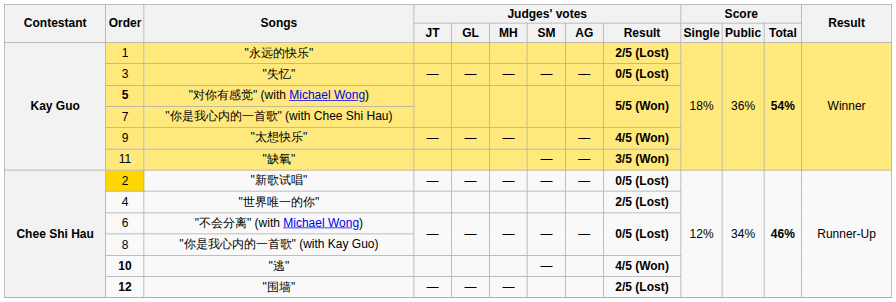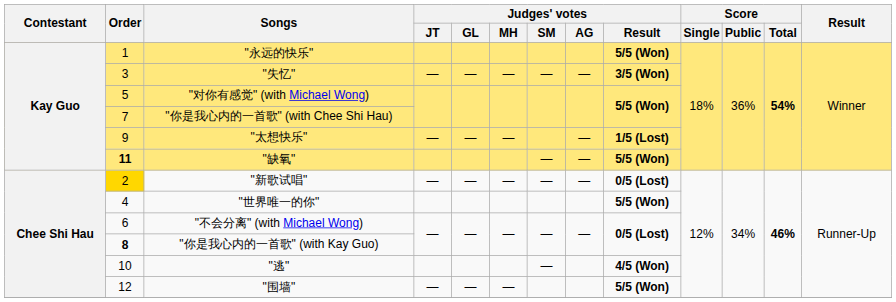(642, 53) 2/5 (Lost) -> (642, 53) 5/5 (Won)
(642, 74) 0/5 (Lost) -> (642, 74) 3/5 (Won)
(125, 95) bold -> (125, 95) normal
(642, 138) 4/5 (Won) -> (642, 138) 1/5 (Lost)
(125, 159) normal -> (125, 159) bold
(642, 159) 3/5 (Won) -> (642, 159) 5/5 (Won)
(642, 202) 2/5 (Lost) -> (642, 202) 5/5 (Won)
(125, 244) normal -> (125, 244) bold
(125, 266) bold -> (125, 266) normal
(125, 287) bold -> (125, 287) normal
(642, 287) 2/5 (Lost) -> (642, 287) 5/5 (Won)
